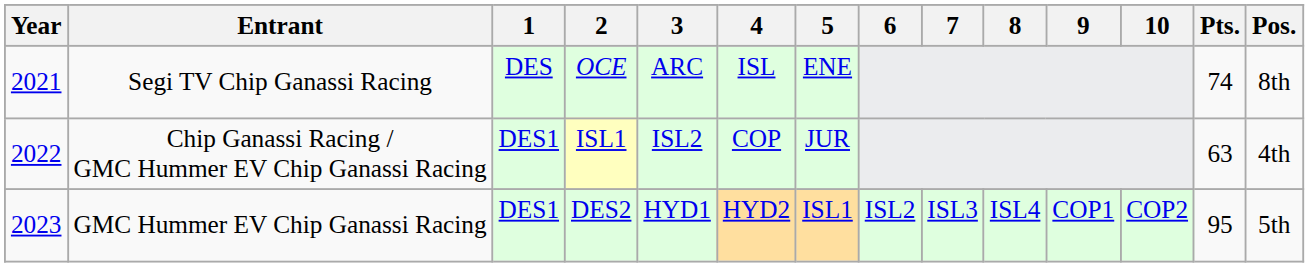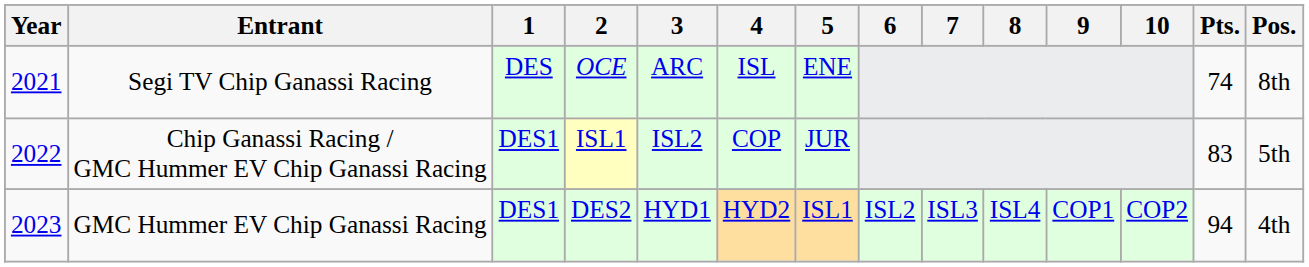(1220, 153) 63 -> (1220, 153) 83
(1274, 153) 4th -> (1274, 153) 5th
(1220, 224) 95 -> (1220, 224) 94
(1274, 224) 5th -> (1274, 224) 4th
